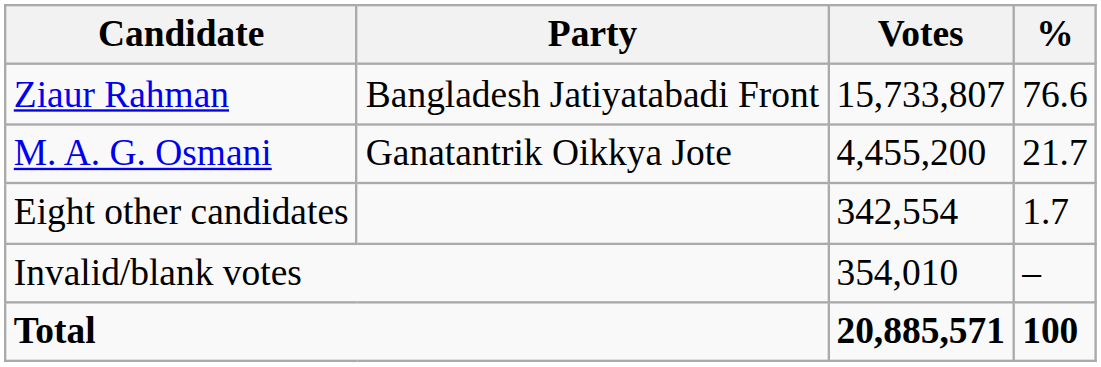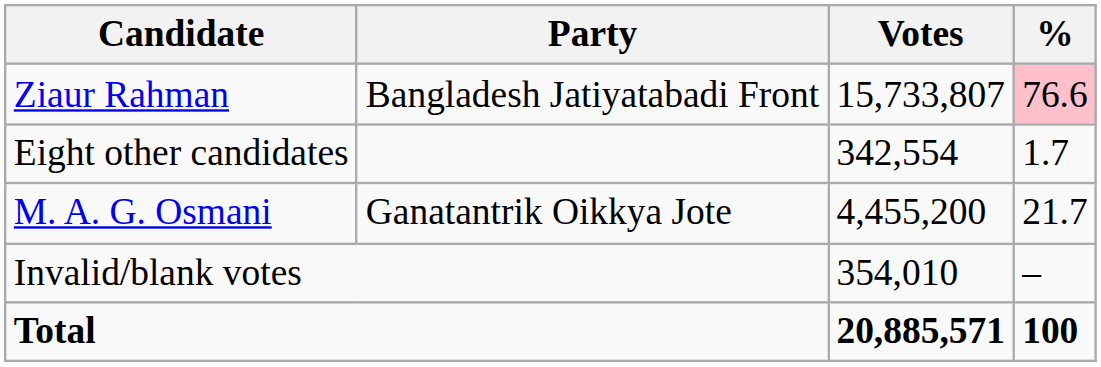(1055, 93) no background -> (1055, 93) pink background
rows swapped: (143, 152) <-> (181, 212)
